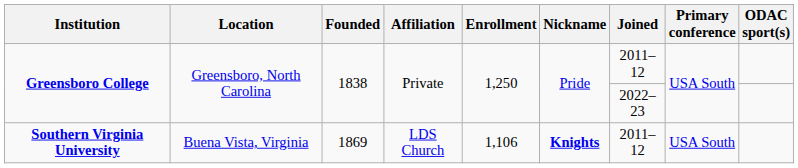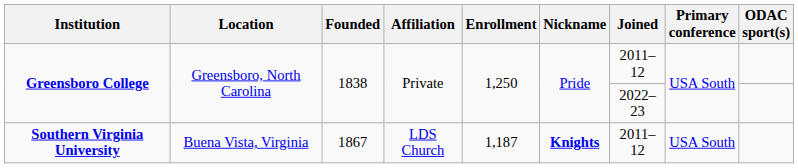(353, 142) 1869 -> (353, 142) 1867
(501, 142) 1,106 -> (501, 142) 1,187
